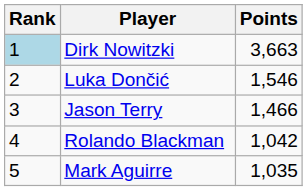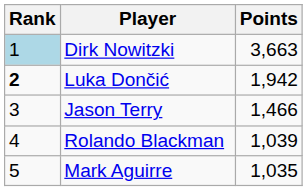(14, 79) normal -> (14, 79) bold
(274, 79) 1,546 -> (274, 79) 1,942
(274, 140) 1,042 -> (274, 140) 1,039
